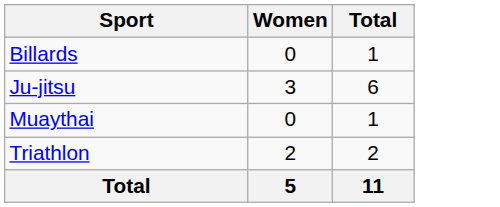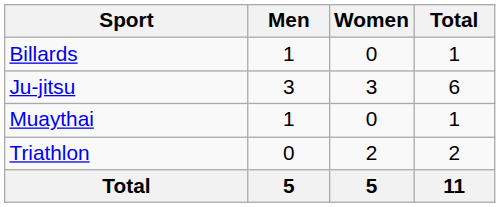+ column: (289, 20)
